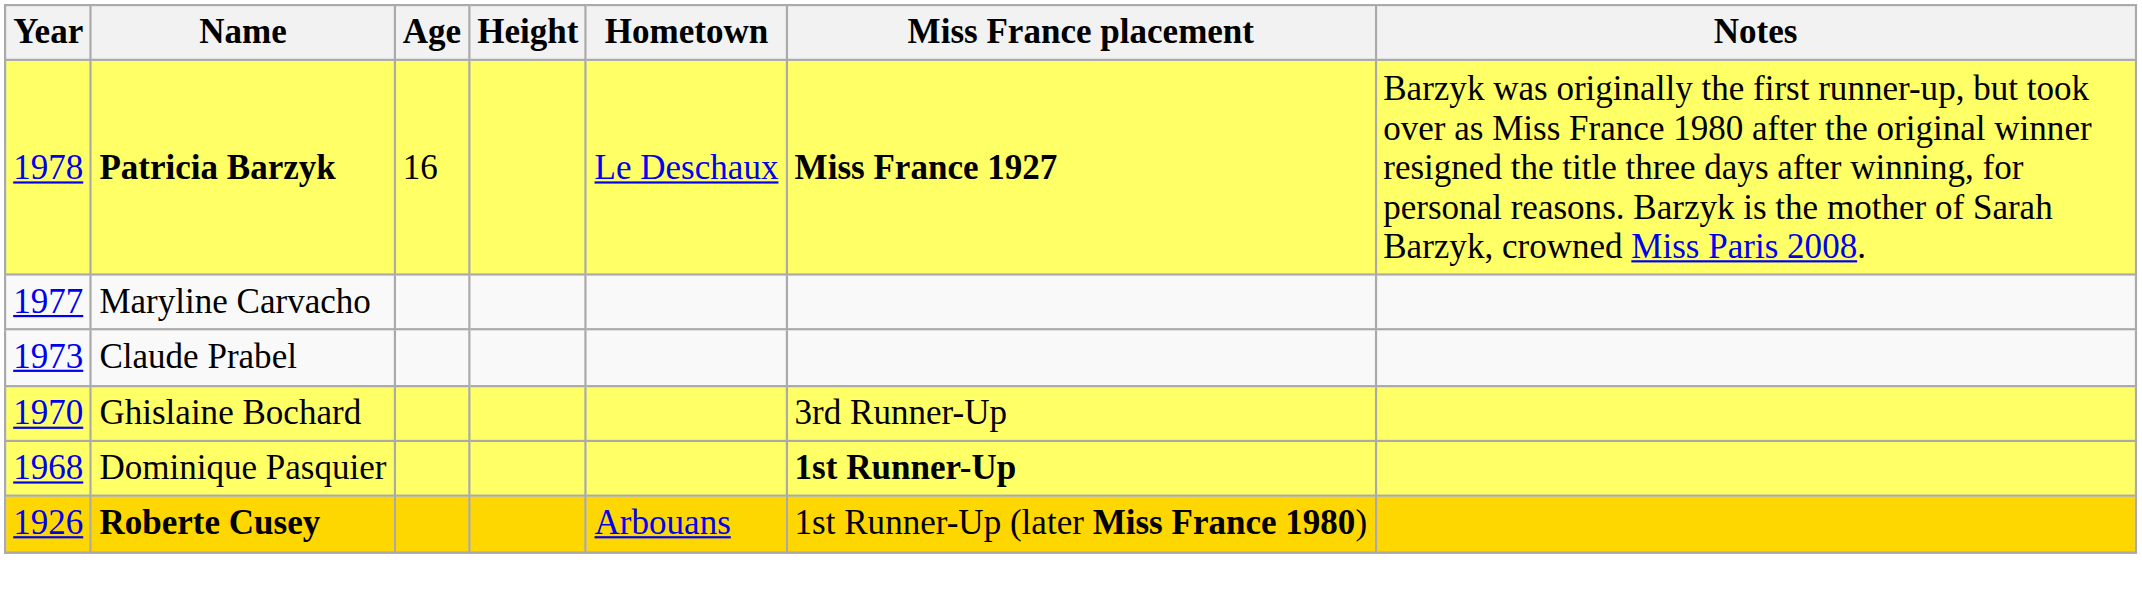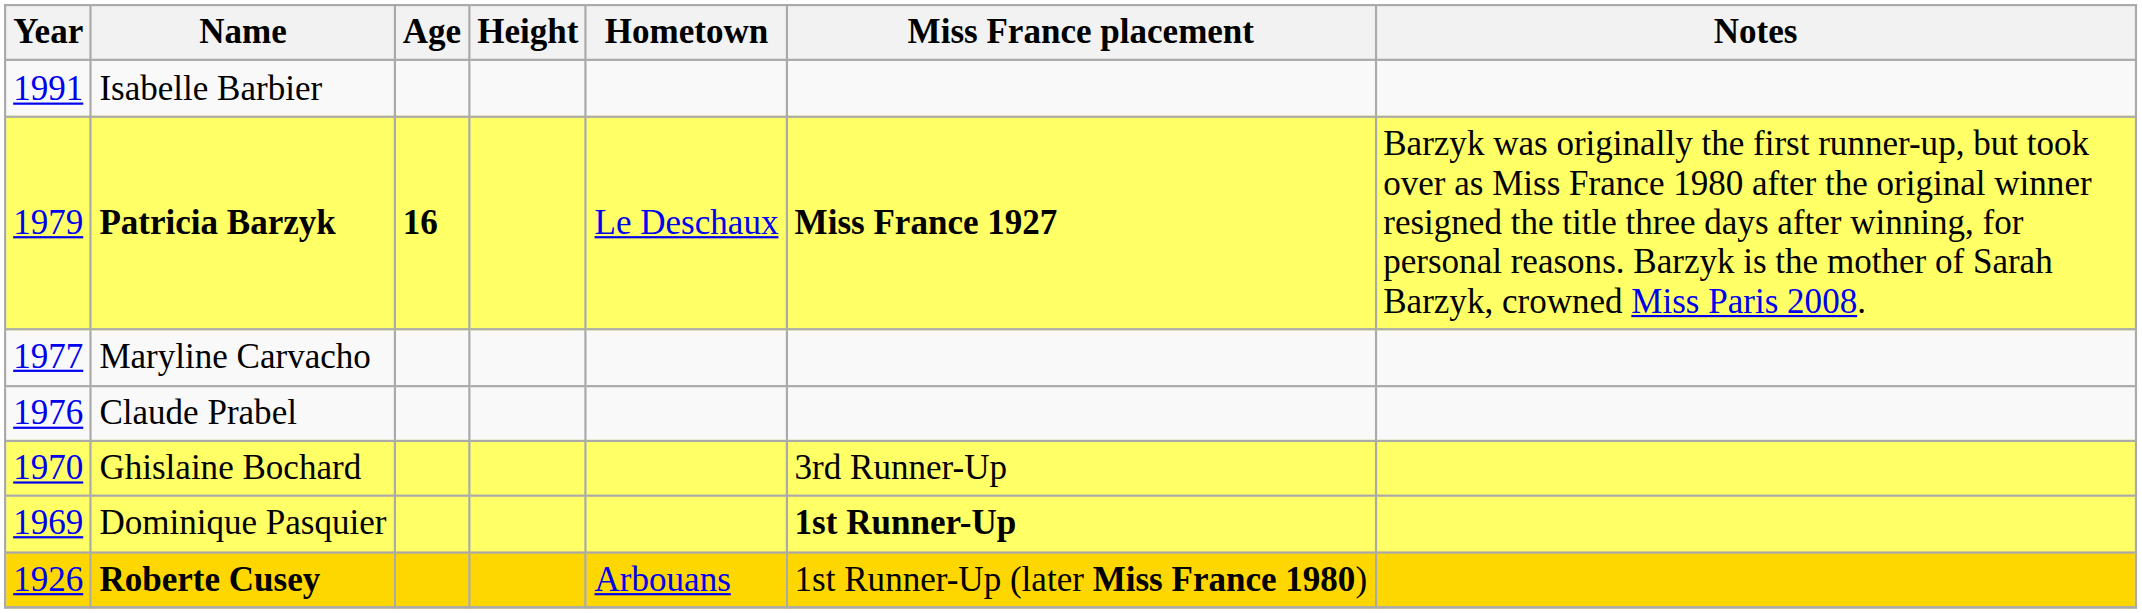+ row: (211, 87)
(48, 166) 1978 -> (48, 222) 1979
(420, 166) normal -> (420, 222) bold
(48, 356) 1973 -> (48, 412) 1976
(48, 467) 1968 -> (48, 523) 1969
